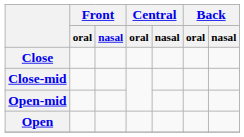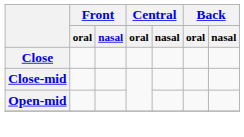- row: (37, 121)
